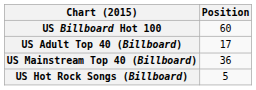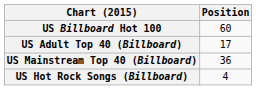(226, 77) 5 -> (226, 77) 4
